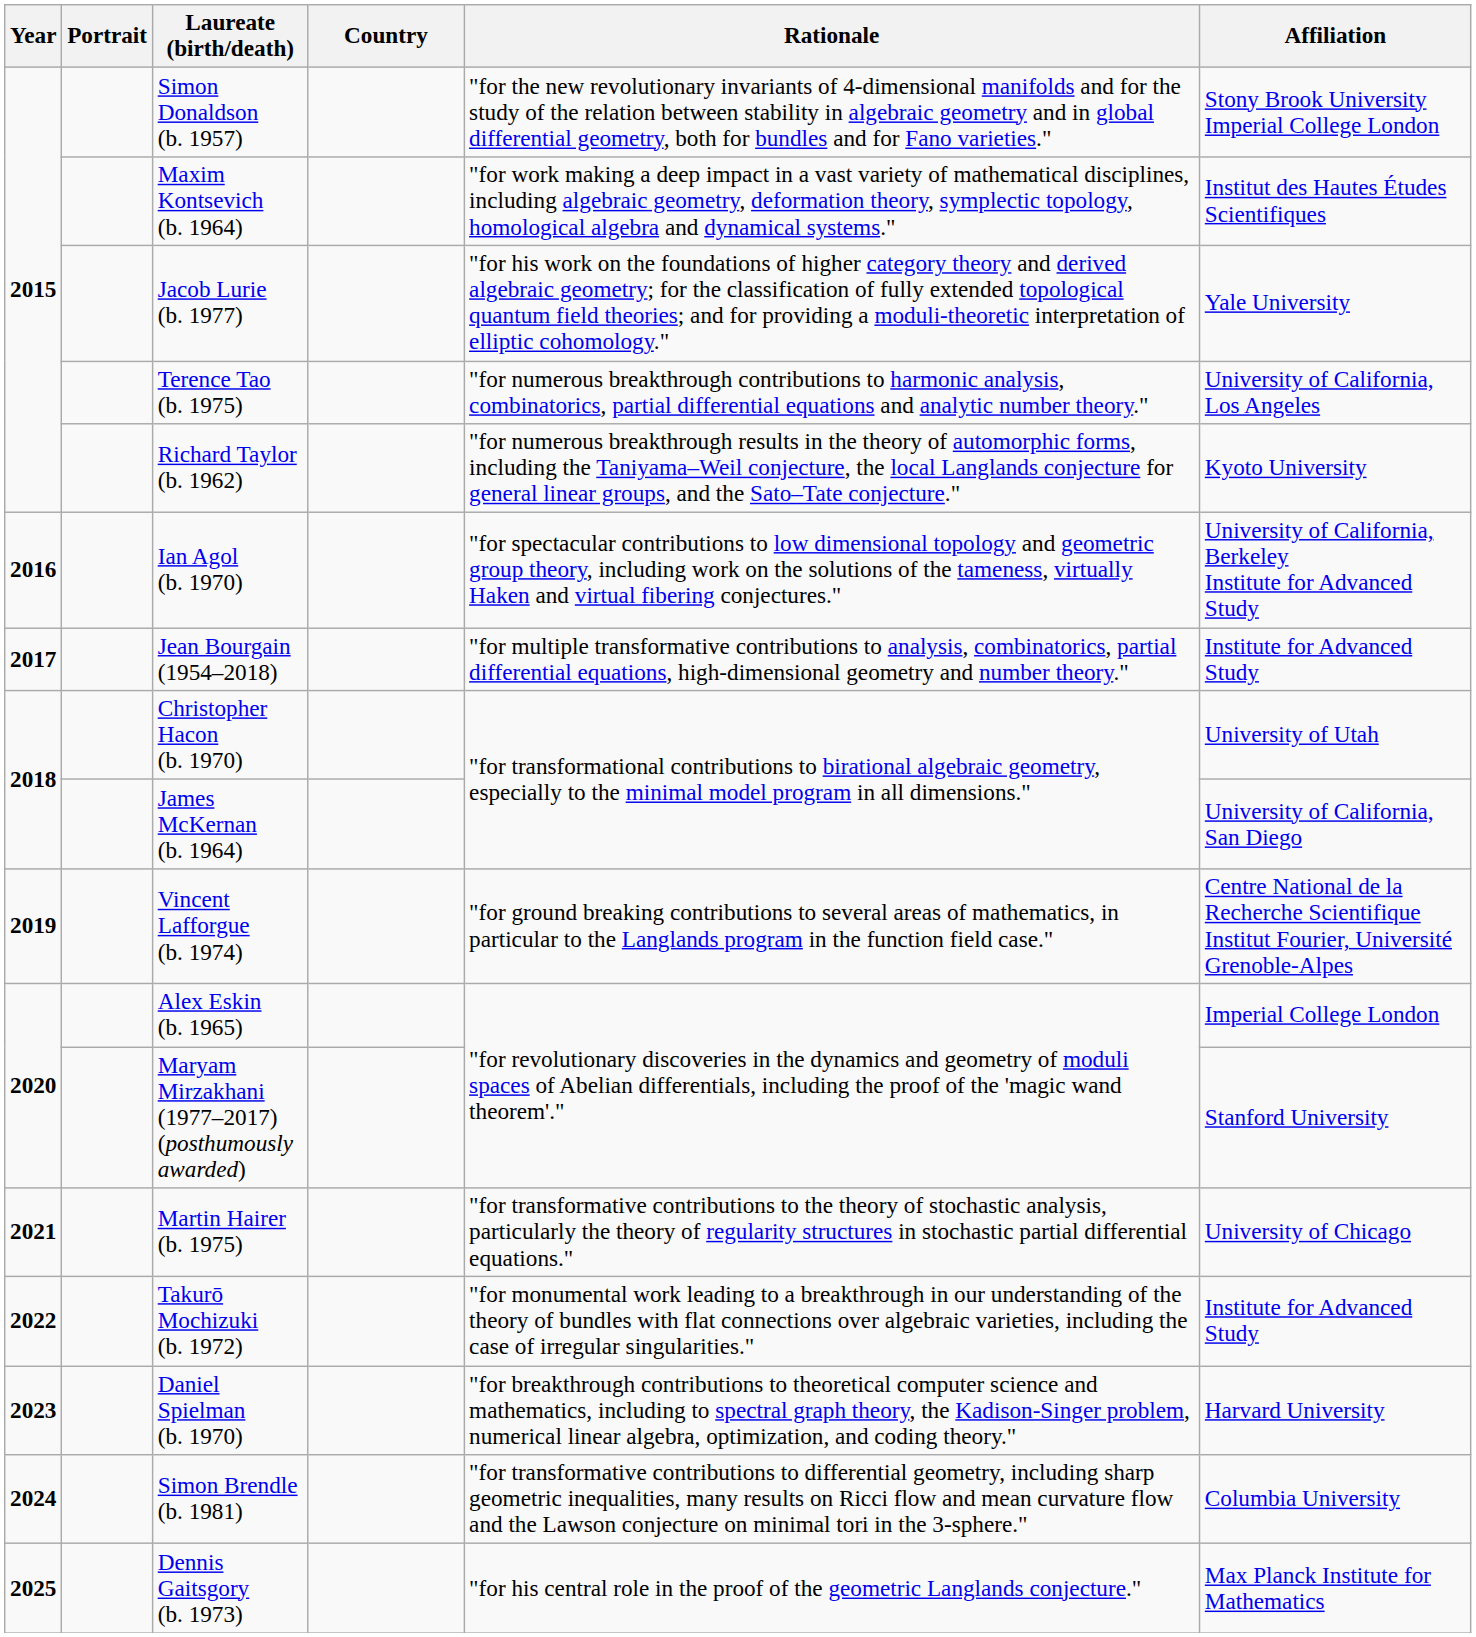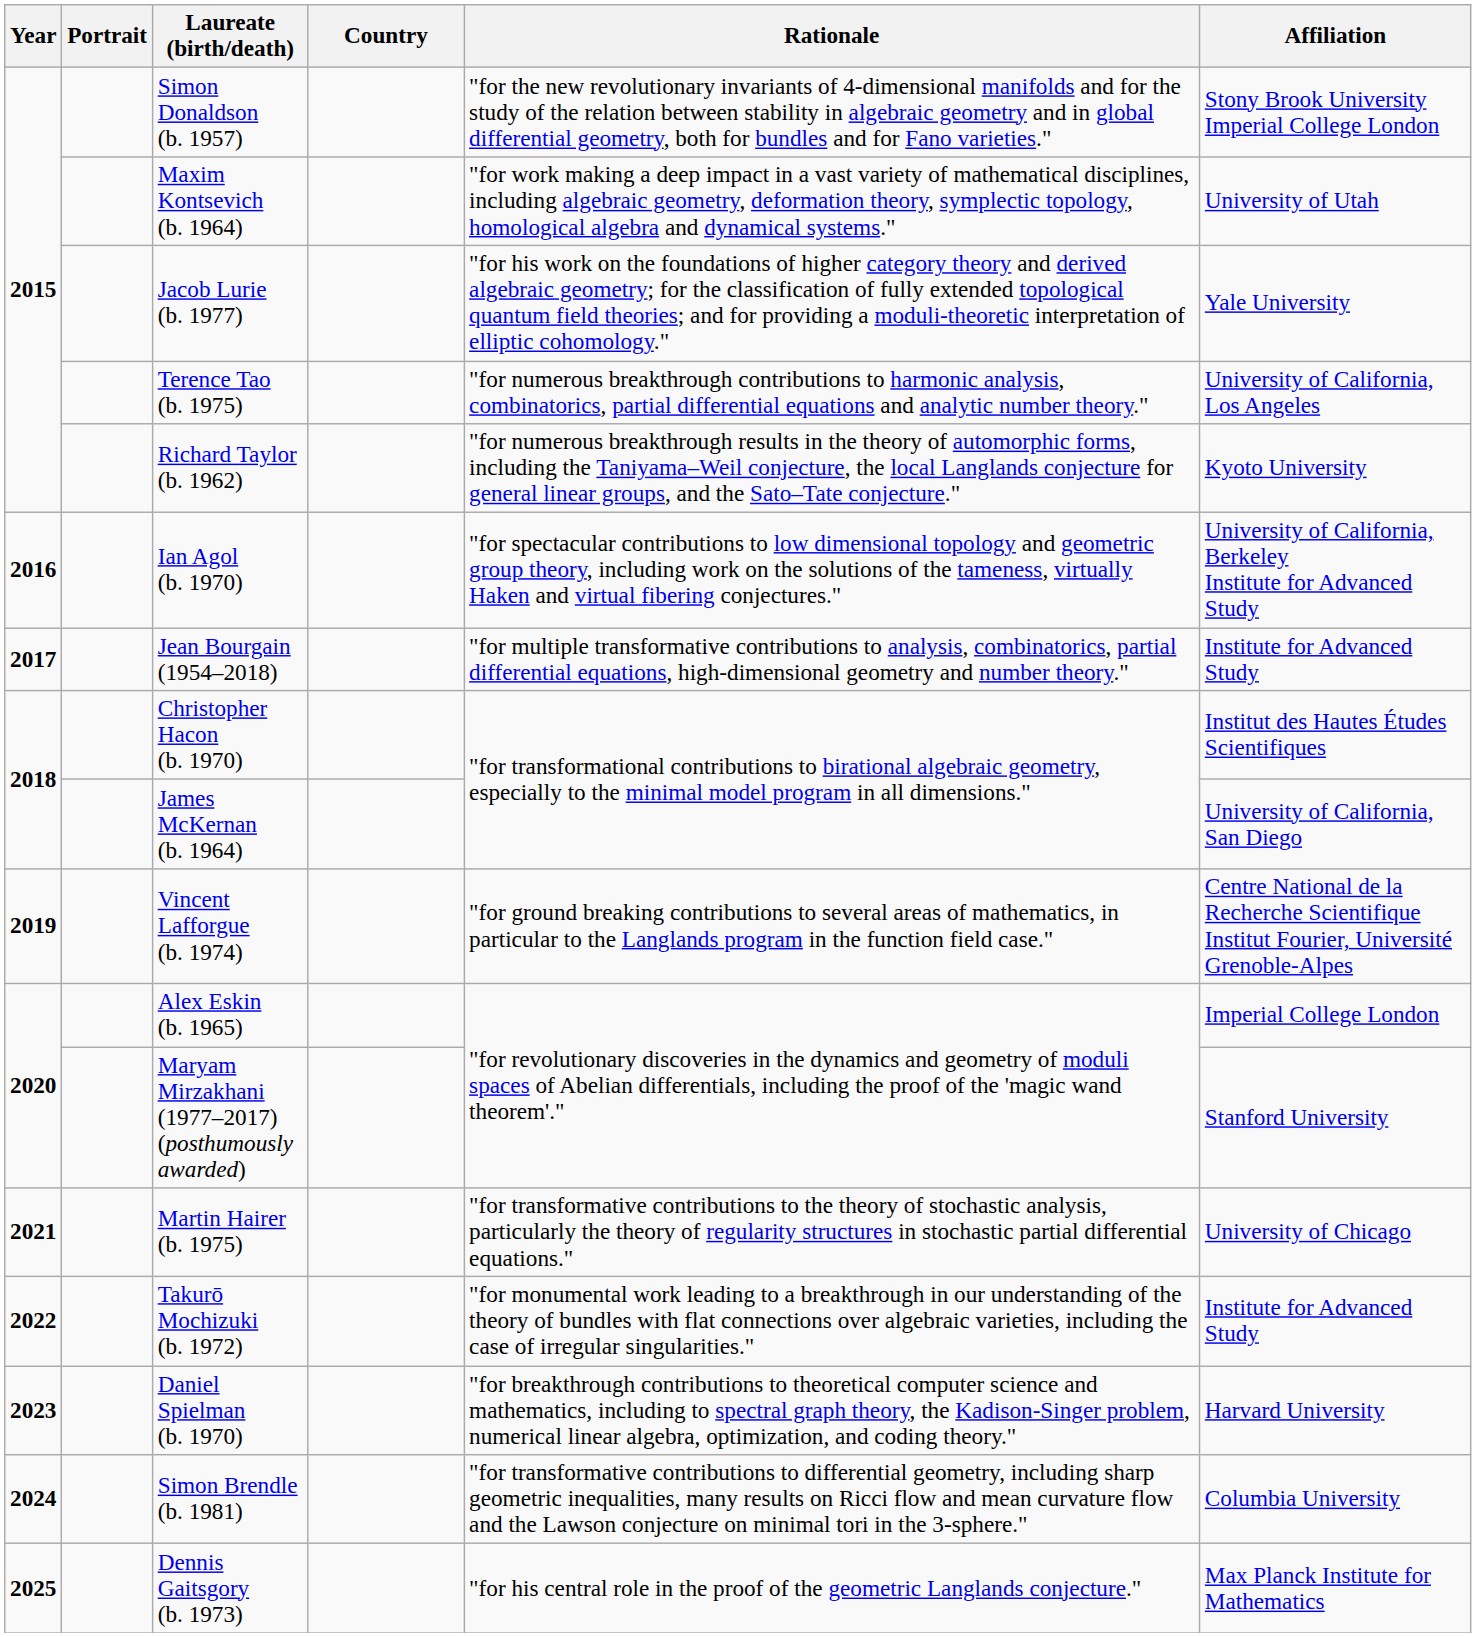(1326, 200) Institut des Hautes Études Scientifiques -> (1292, 200) University of Utah
(1292, 734) University of Utah -> (1326, 734) Institut des Hautes Études Scientifiques
